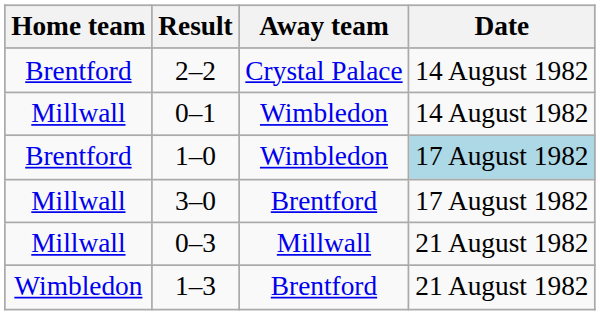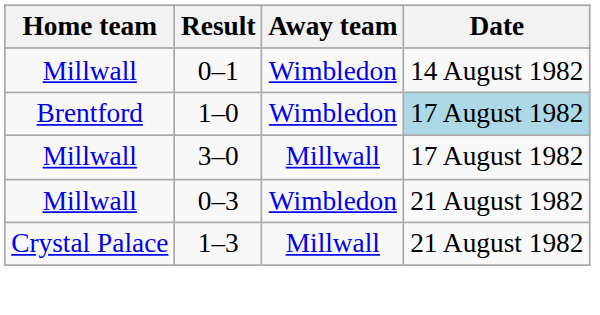- row: (195, 69)
(324, 200) Brentford -> (333, 156) Millwall
(324, 243) Millwall -> (333, 200) Wimbledon
(78, 286) Wimbledon -> (90, 243) Crystal Palace
(324, 286) Brentford -> (333, 243) Millwall
